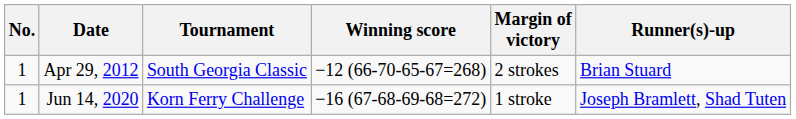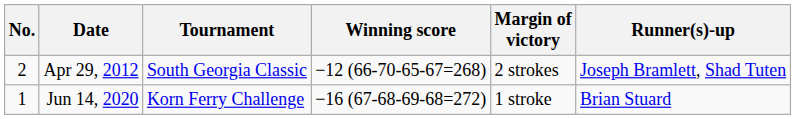(22, 70) 1 -> (22, 70) 2
(626, 70) Brian Stuard -> (683, 70) Joseph Bramlett, Shad Tuten
(683, 99) Joseph Bramlett, Shad Tuten -> (626, 99) Brian Stuard
